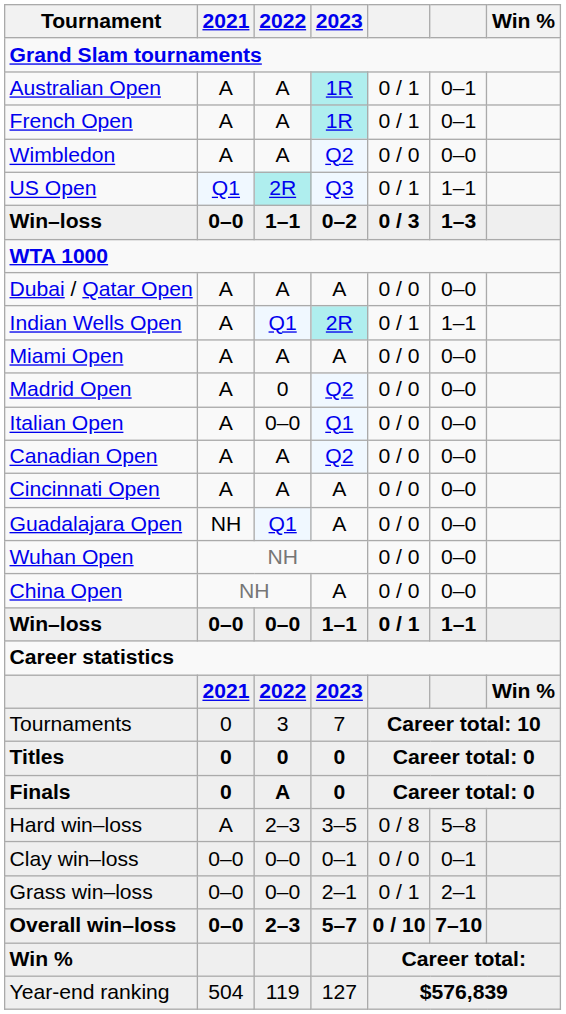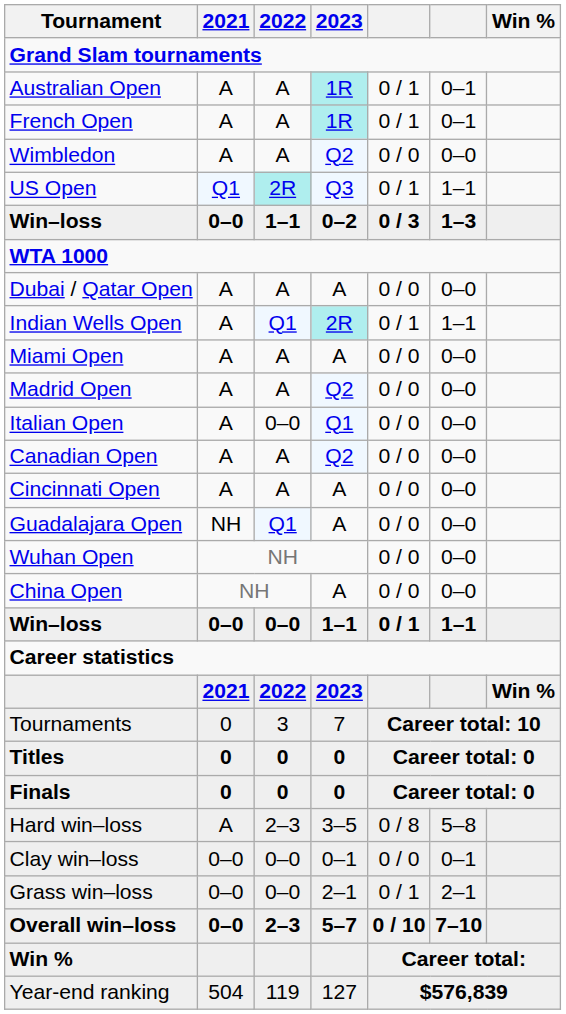(283, 389) 0 -> (283, 389) A
(283, 791) A -> (283, 791) 0
